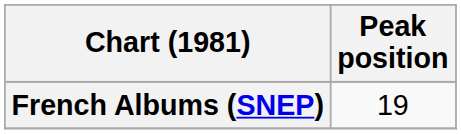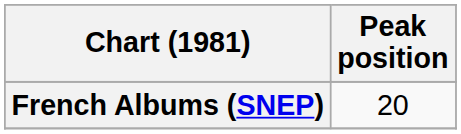(393, 104) 19 -> (393, 104) 20
